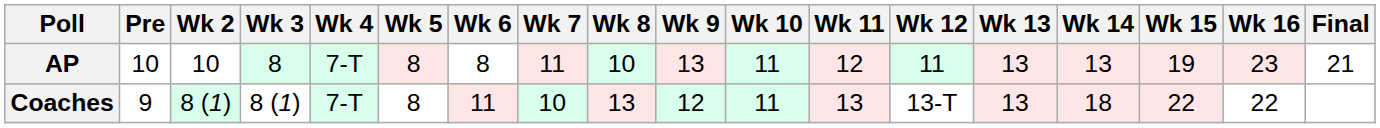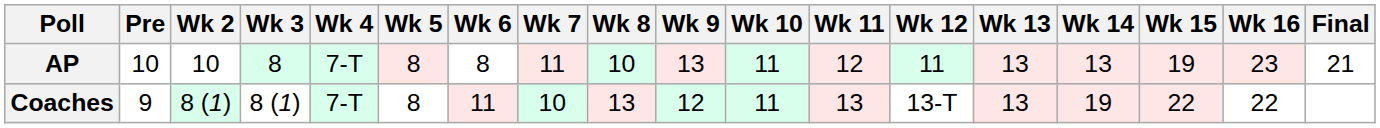(1098, 102) 18 -> (1098, 102) 19
